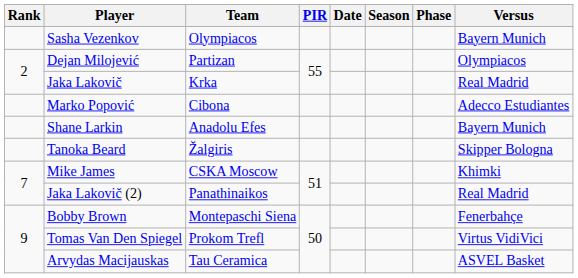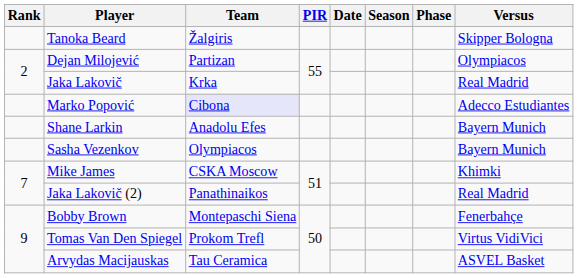rows swapped: (86, 149) <-> (93, 37)
(209, 104) no background -> (209, 104) lavender background
